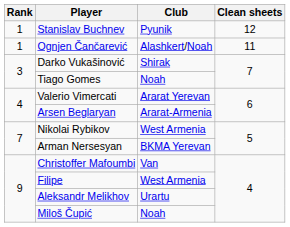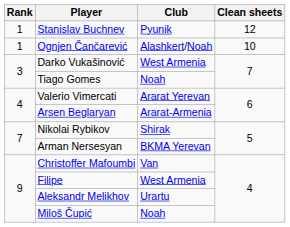(250, 46) 11 -> (250, 46) 10
(155, 63) Shirak -> (173, 63) West Armenia
(173, 130) West Armenia -> (155, 130) Shirak
